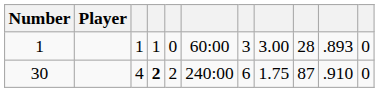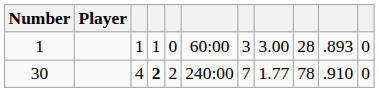(246, 73) 6 -> (246, 73) 7
(274, 73) 1.75 -> (274, 73) 1.77
(306, 73) 87 -> (306, 73) 78
